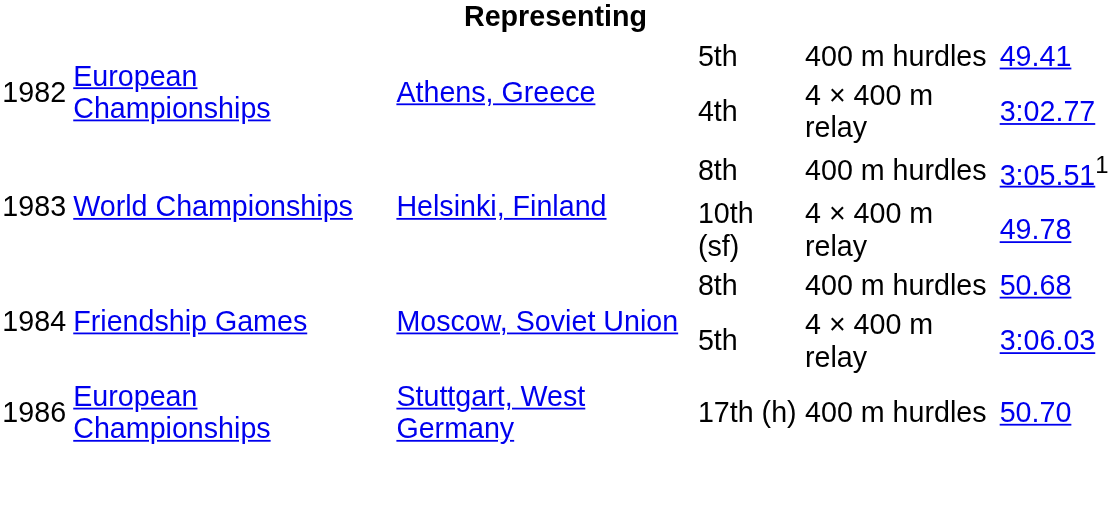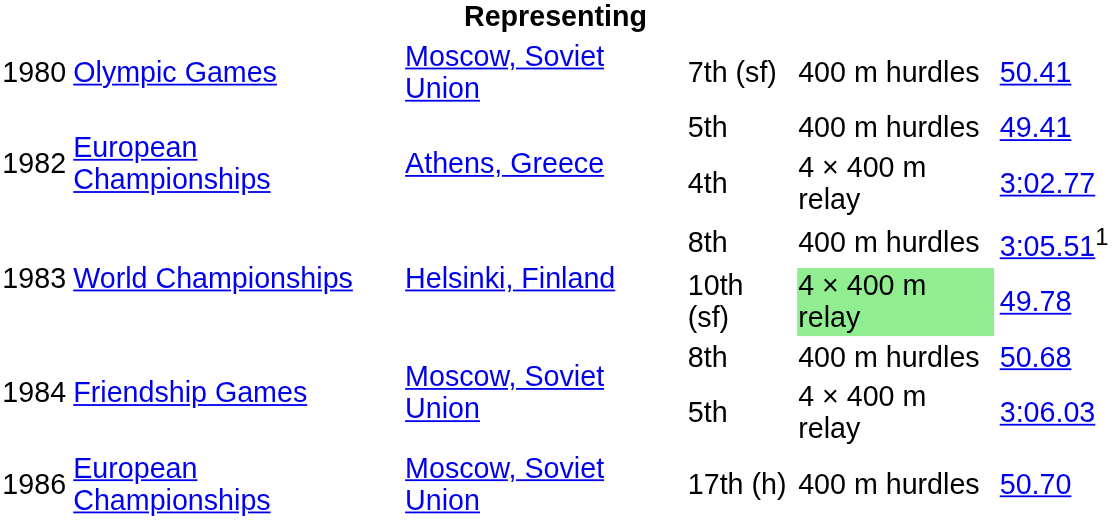+ row: (34, 72)
(869, 230) no background -> (862, 302) lightgreen background
(491, 413) Stuttgart, West Germany -> (505, 484) Moscow, Soviet Union
